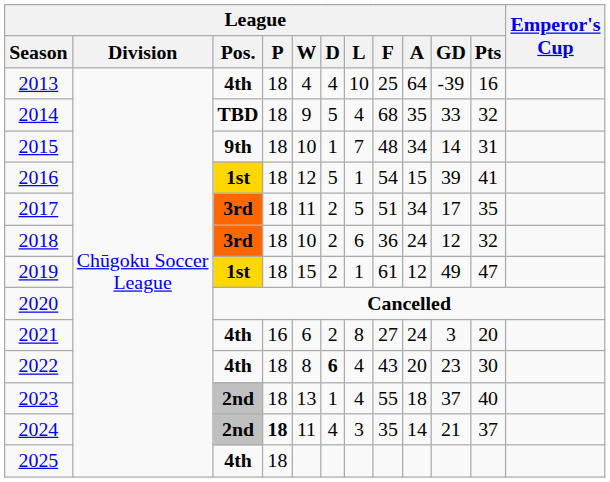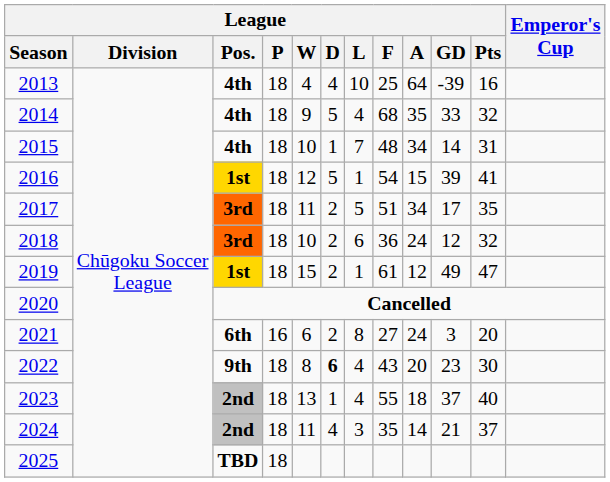(238, 114) TBD -> (238, 114) 4th
(238, 146) 9th -> (238, 146) 4th
(238, 334) 4th -> (238, 334) 6th
(238, 366) 4th -> (238, 366) 9th
(277, 429) bold -> (277, 429) normal
(238, 460) 4th -> (238, 460) TBD
